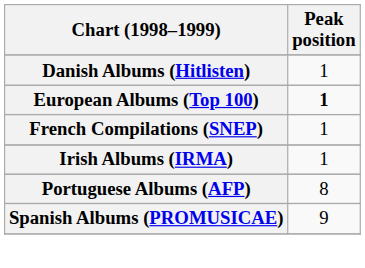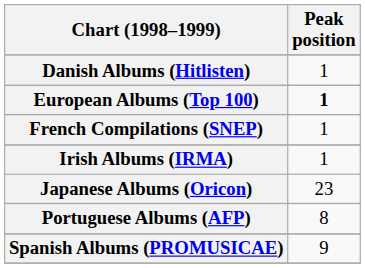+ row: (146, 188)
